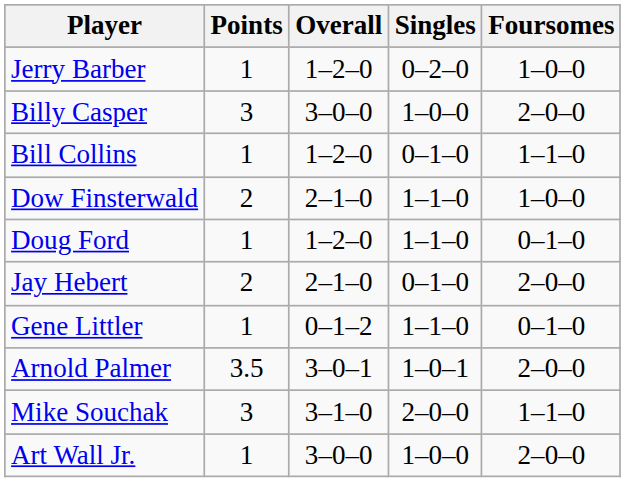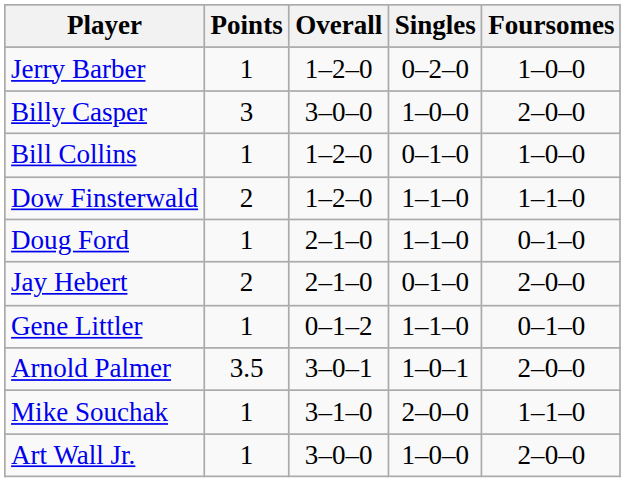(551, 154) 1–1–0 -> (551, 154) 1–0–0
(339, 197) 2–1–0 -> (339, 197) 1–2–0
(551, 197) 1–0–0 -> (551, 197) 1–1–0
(339, 240) 1–2–0 -> (339, 240) 2–1–0
(247, 411) 3 -> (247, 411) 1
